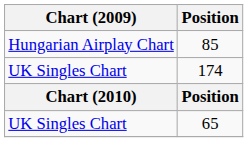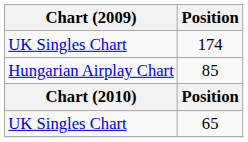rows swapped: (210, 44) <-> (210, 70)
